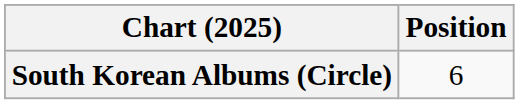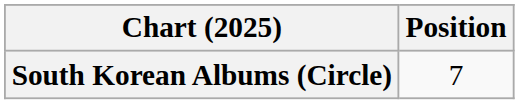(456, 74) 6 -> (456, 74) 7
